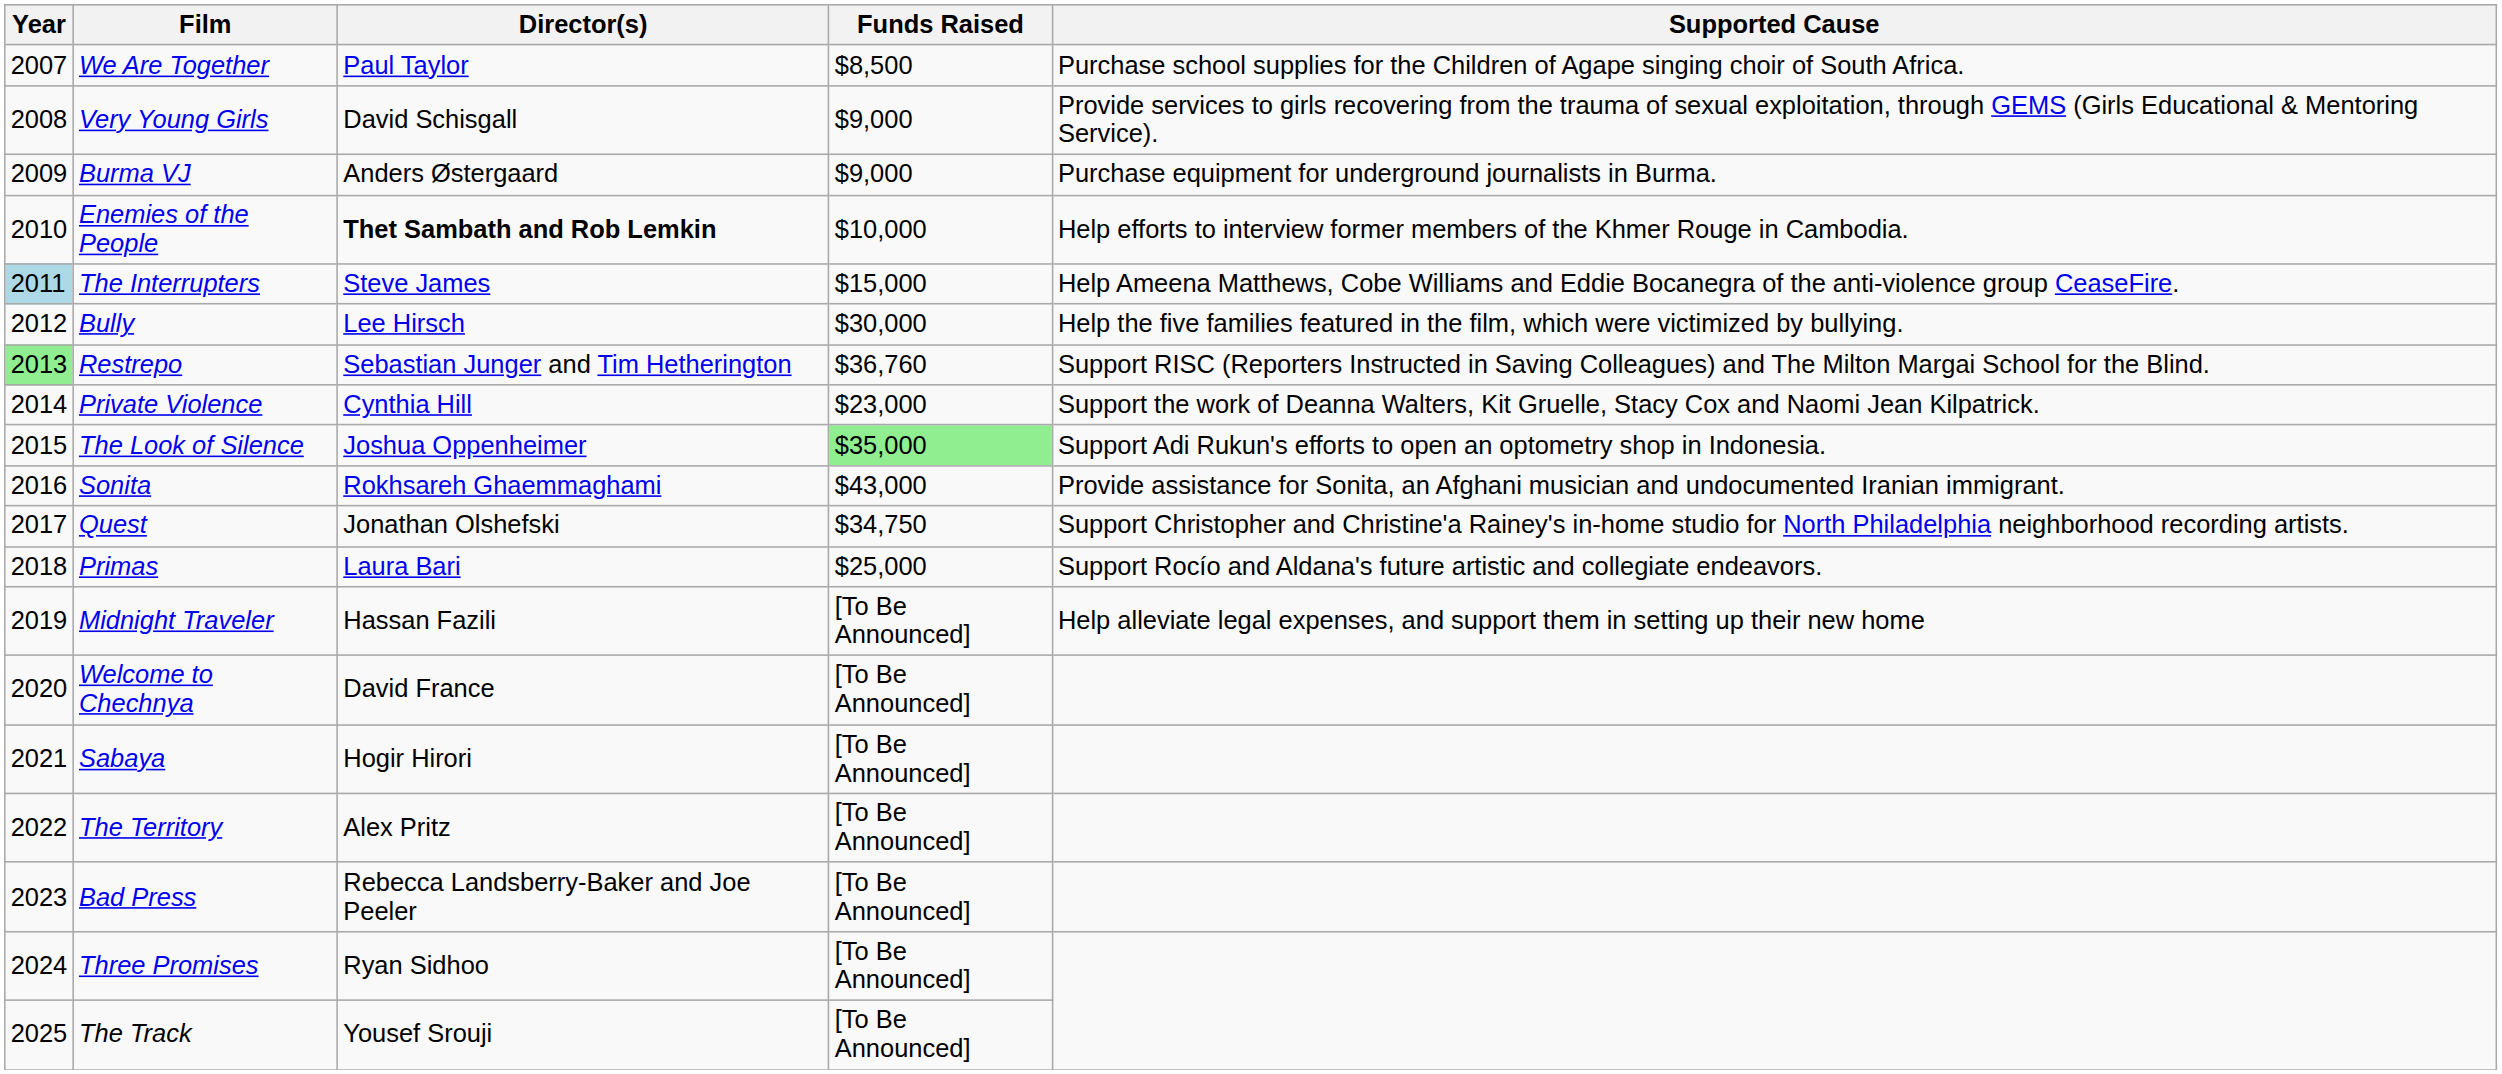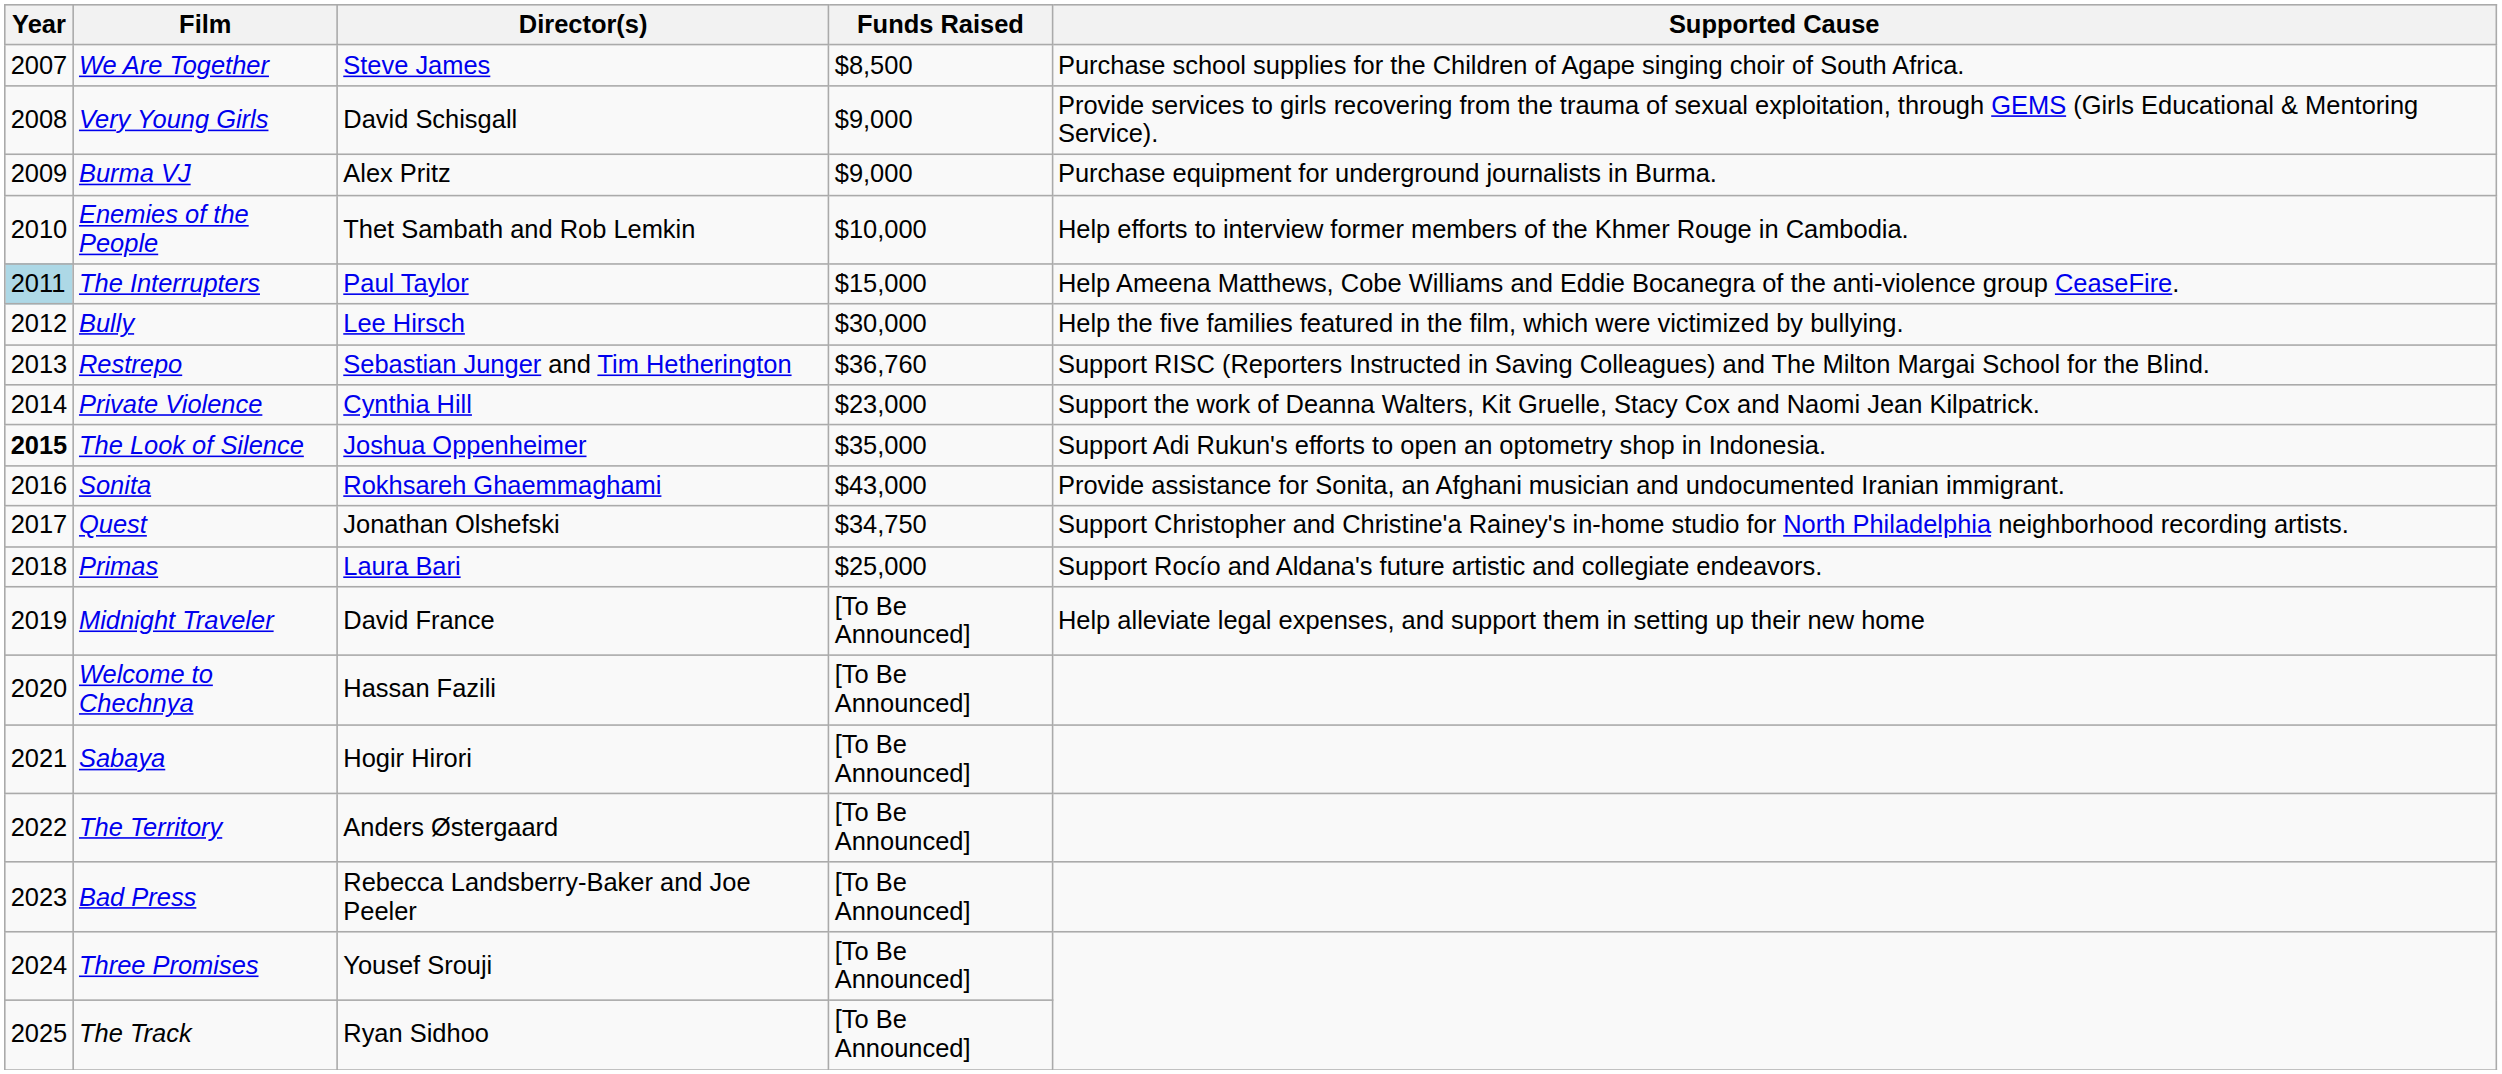(406, 65) Paul Taylor -> (417, 65) Steve James
(451, 174) Anders Østergaard -> (397, 174) Alex Pritz
(530, 228) bold -> (519, 228) normal
(417, 283) Steve James -> (406, 283) Paul Taylor
(39, 364) lightgreen background -> (39, 364) no background
(39, 445) normal -> (39, 445) bold
(881, 445) lightgreen background -> (881, 445) no background
(420, 620) Hassan Fazili -> (419, 620) David France
(419, 689) David France -> (420, 689) Hassan Fazili
(397, 827) Alex Pritz -> (451, 827) Anders Østergaard
(416, 965) Ryan Sidhoo -> (418, 965) Yousef Srouji
(418, 1034) Yousef Srouji -> (416, 1034) Ryan Sidhoo
